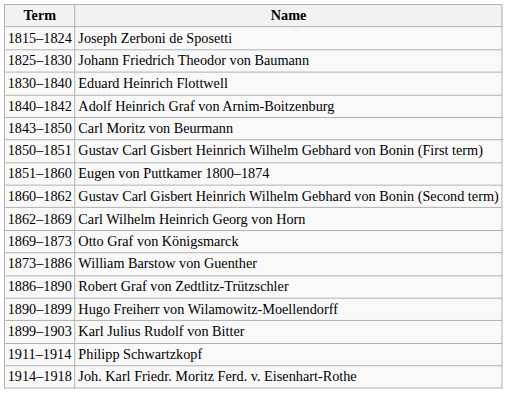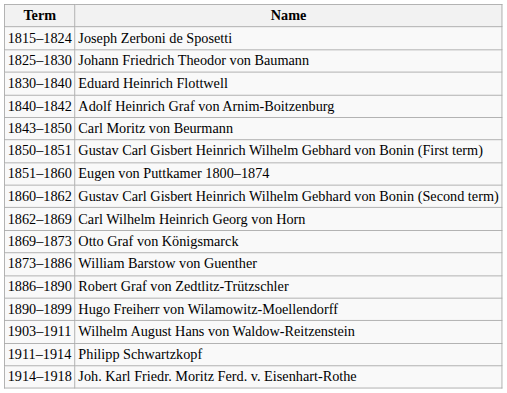- row: (161, 331)
+ row: (217, 331)
